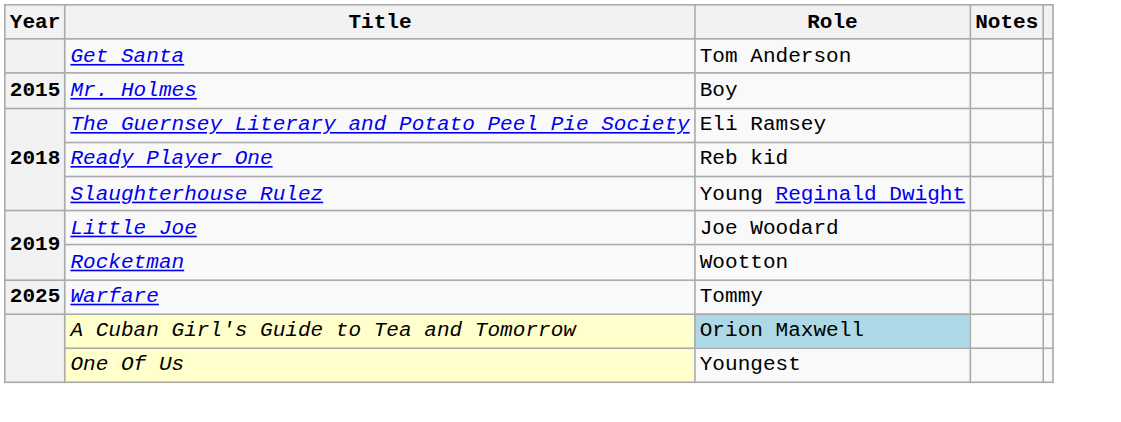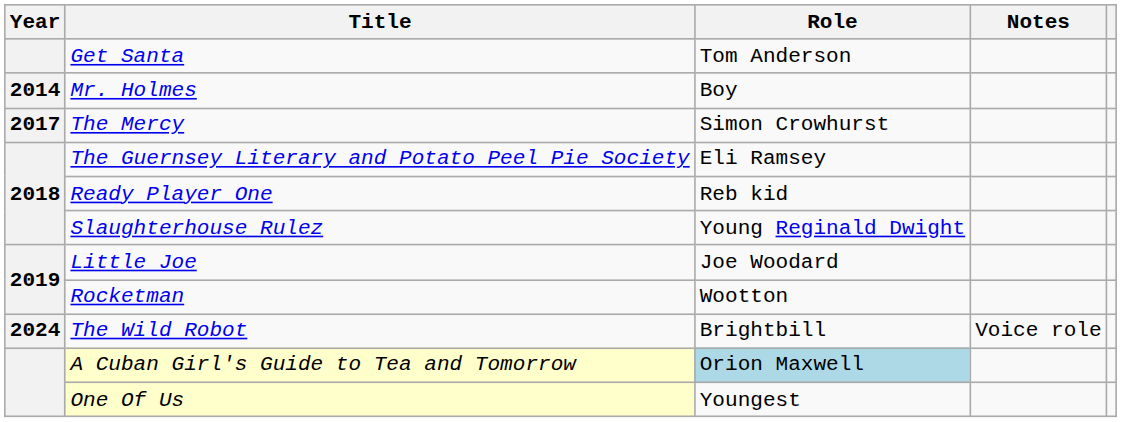(35, 91) 2015 -> (35, 91) 2014
+ row: (127, 125)
+ row: (159, 331)
- row: (115, 297)
